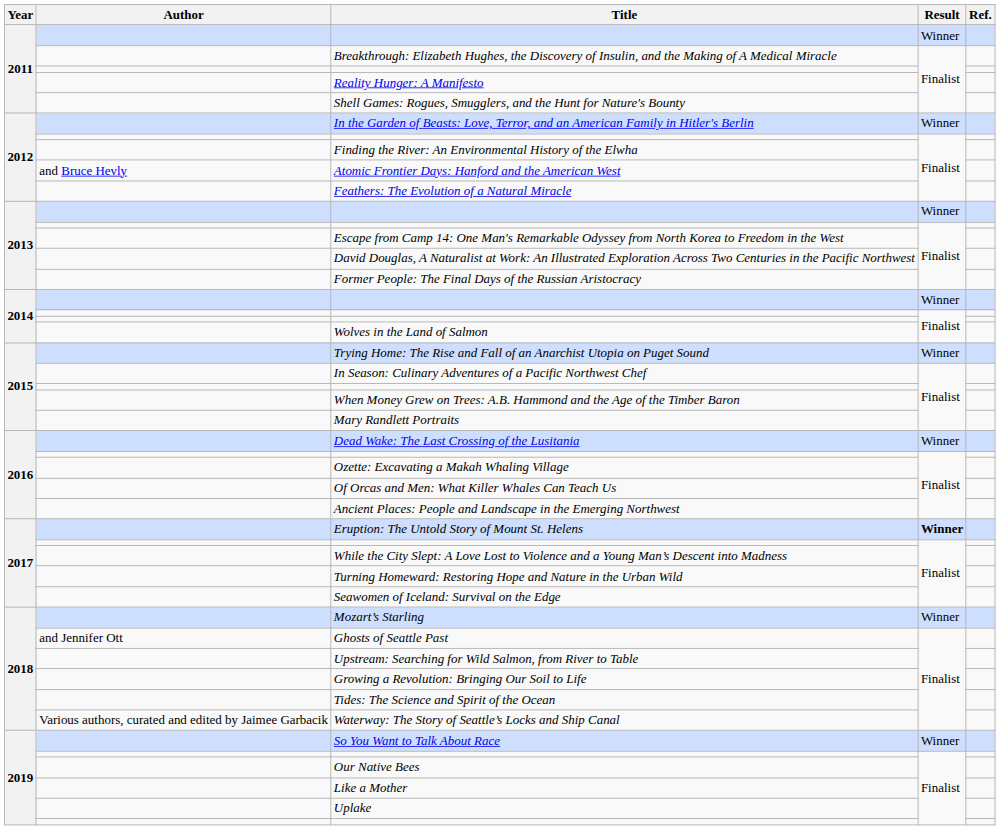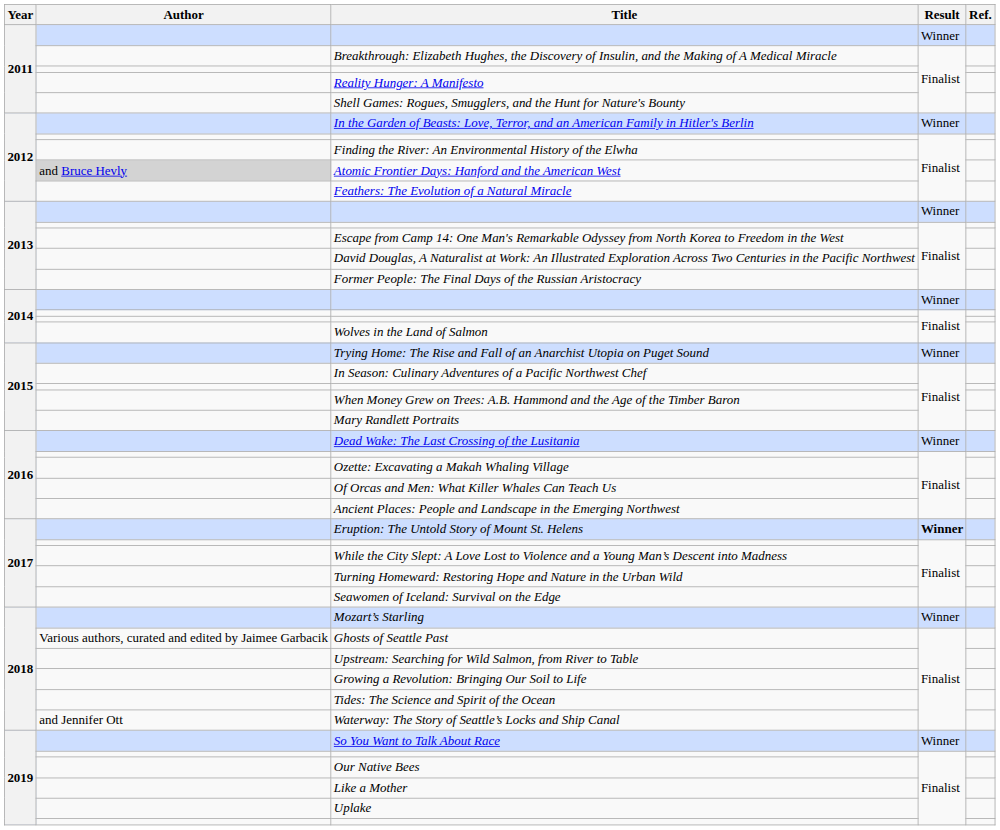(83, 170) no background -> (83, 170) lightgrey background
(81, 638) and Jennifer Ott -> (184, 638) Various authors, curated and edited by Jaimee Garbacik
(184, 720) Various authors, curated and edited by Jaimee Garbacik -> (81, 720) and Jennifer Ott
